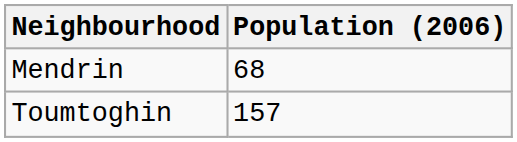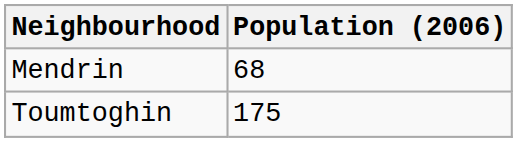(257, 114) 157 -> (257, 114) 175
